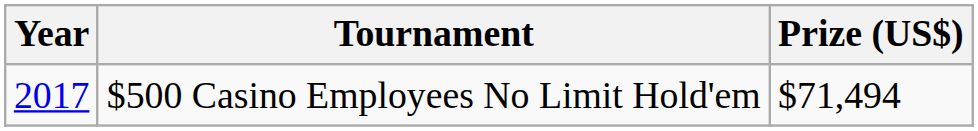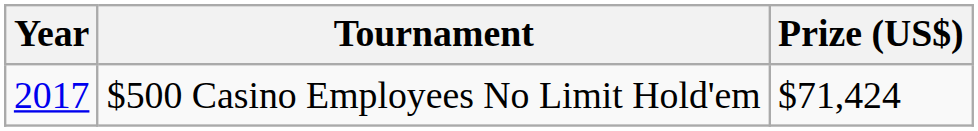(839, 94) $71,494 -> (839, 94) $71,424
